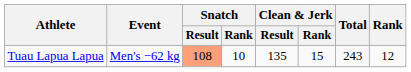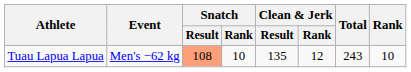(317, 56) 15 -> (317, 56) 12
(388, 56) 12 -> (388, 56) 10
